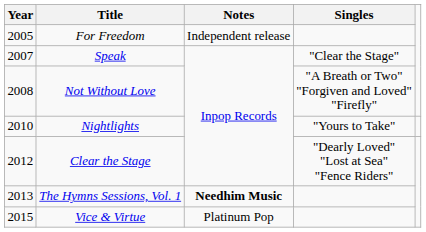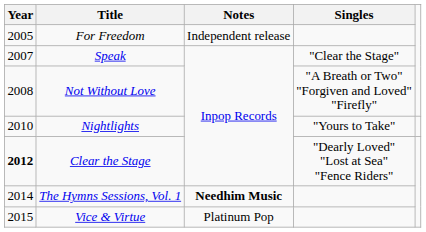(20, 161) normal -> (20, 161) bold
(20, 196) 2013 -> (20, 196) 2014
